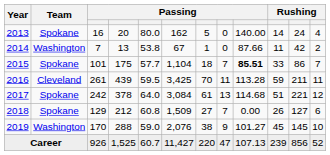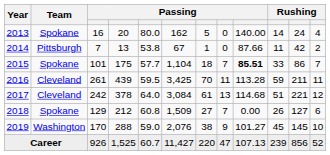(59, 48) Washington -> (59, 48) Pittsburgh
(59, 95) Spokane -> (59, 95) Cleveland
